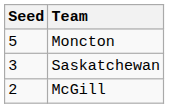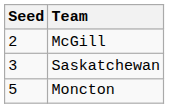rows swapped: (79, 91) <-> (83, 41)
